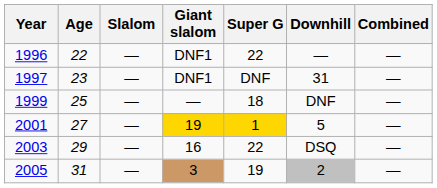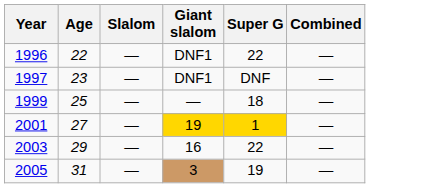- column: (321, 24)
